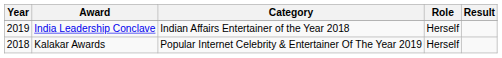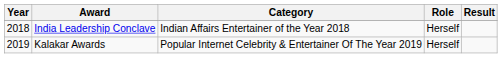(18, 28) 2019 -> (18, 28) 2018
(18, 45) 2018 -> (18, 45) 2019
